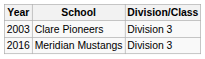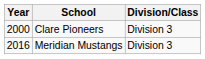(18, 29) 2003 -> (18, 29) 2000
